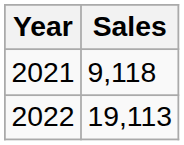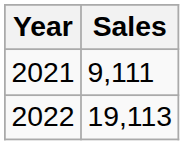(122, 71) 9,118 -> (121, 71) 9,111
